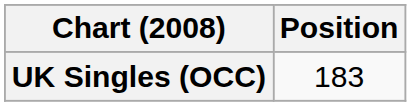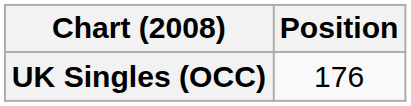(339, 76) 183 -> (339, 76) 176
